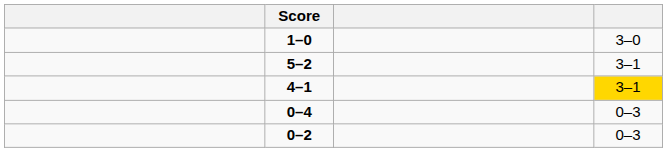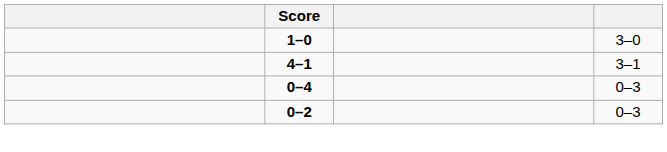- row: (299, 64)
(628, 87) gold background -> (628, 64) no background
